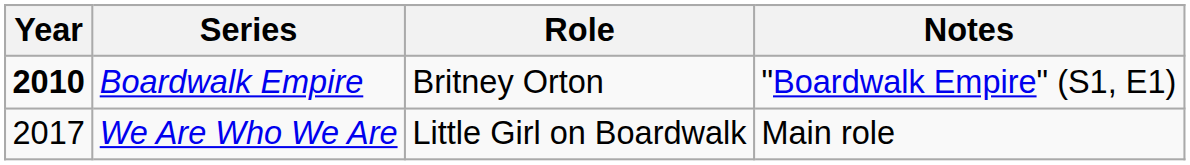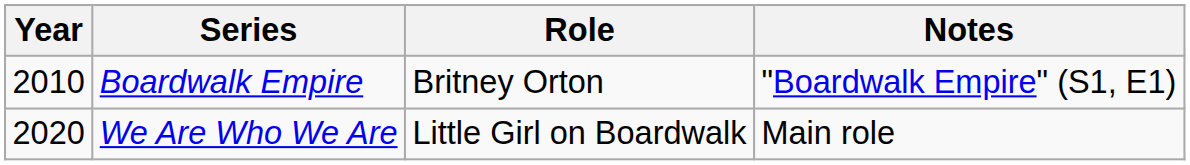(49, 81) bold -> (49, 81) normal
(49, 133) 2017 -> (49, 133) 2020
